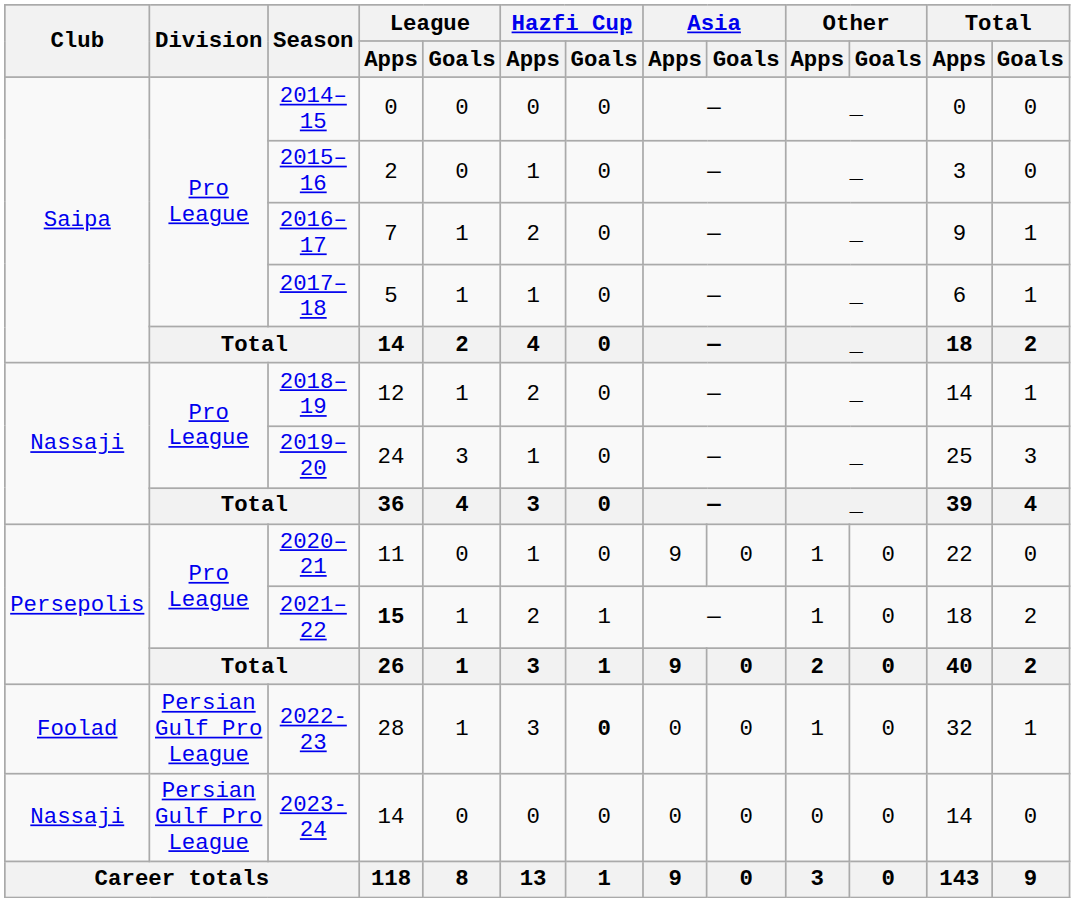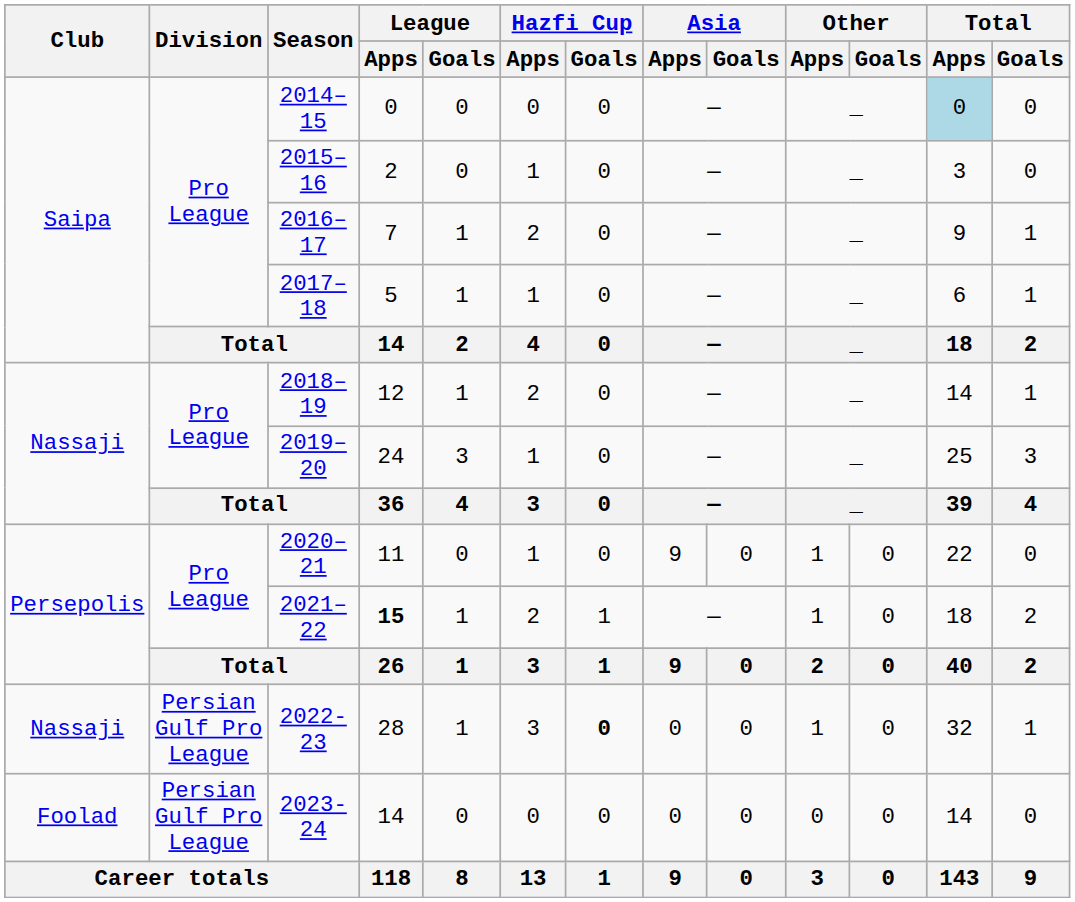(959, 109) no background -> (959, 109) lightblue background
(77, 729) Foolad -> (77, 729) Nassaji
(77, 817) Nassaji -> (77, 817) Foolad
